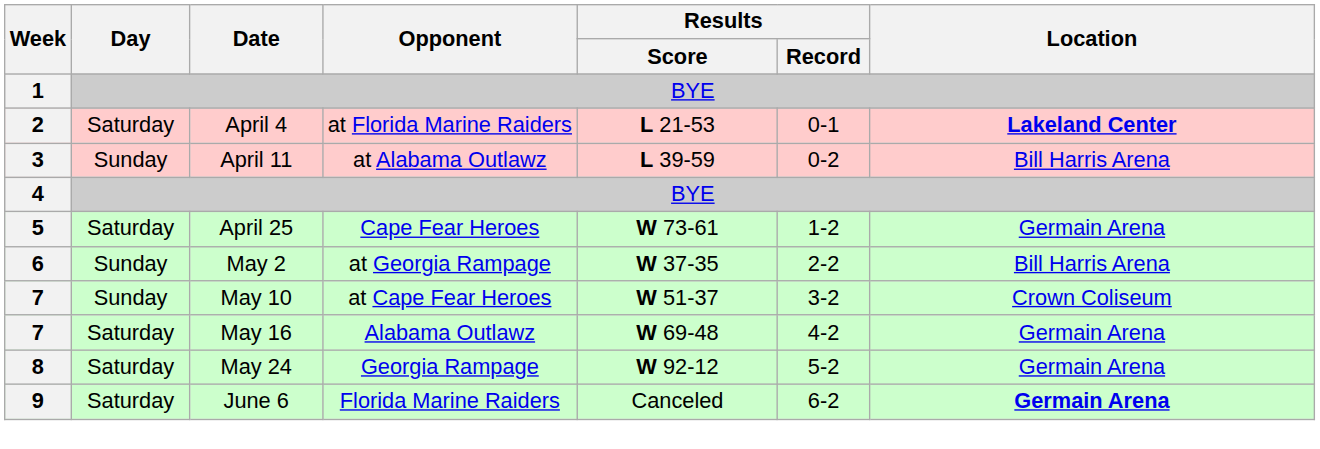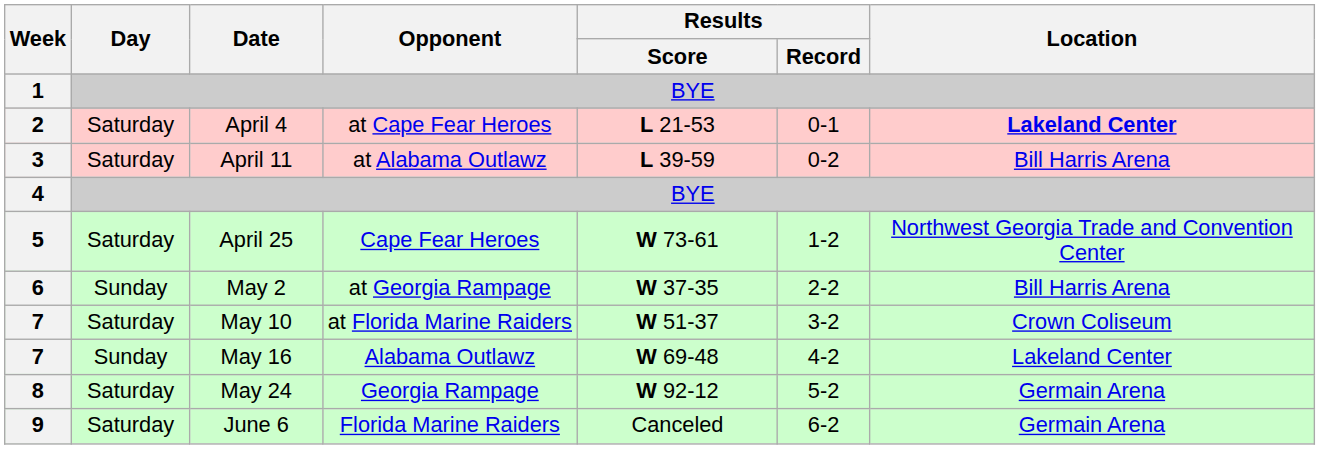(450, 125) at Florida Marine Raiders -> (450, 125) at Cape Fear Heroes
(131, 159) Sunday -> (131, 159) Saturday
(1092, 228) Germain Arena -> (1092, 241) Northwest Georgia Trade and Convention Center
(131, 297) Sunday -> (131, 322) Saturday
(450, 297) at Cape Fear Heroes -> (450, 322) at Florida Marine Raiders
(131, 332) Saturday -> (131, 356) Sunday
(1092, 332) Germain Arena -> (1092, 356) Lakeland Center
(1092, 401) bold -> (1092, 425) normal
